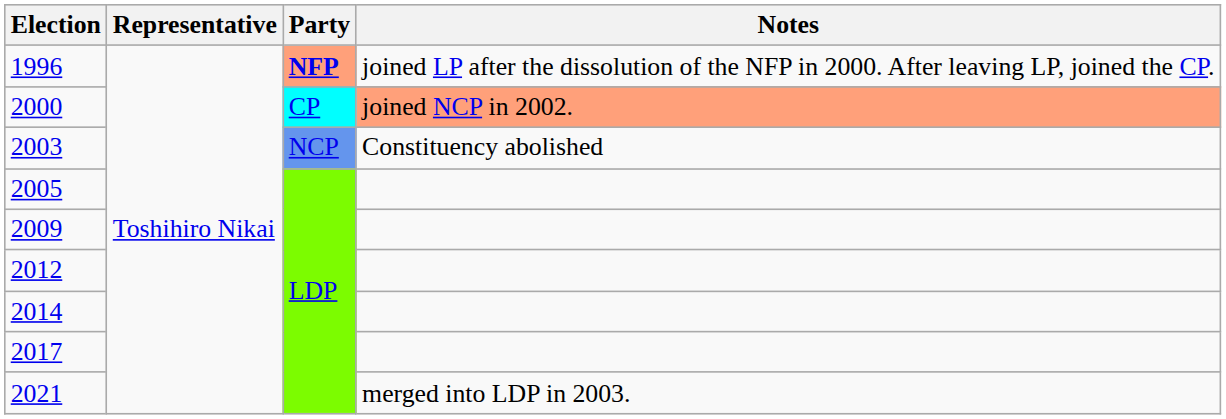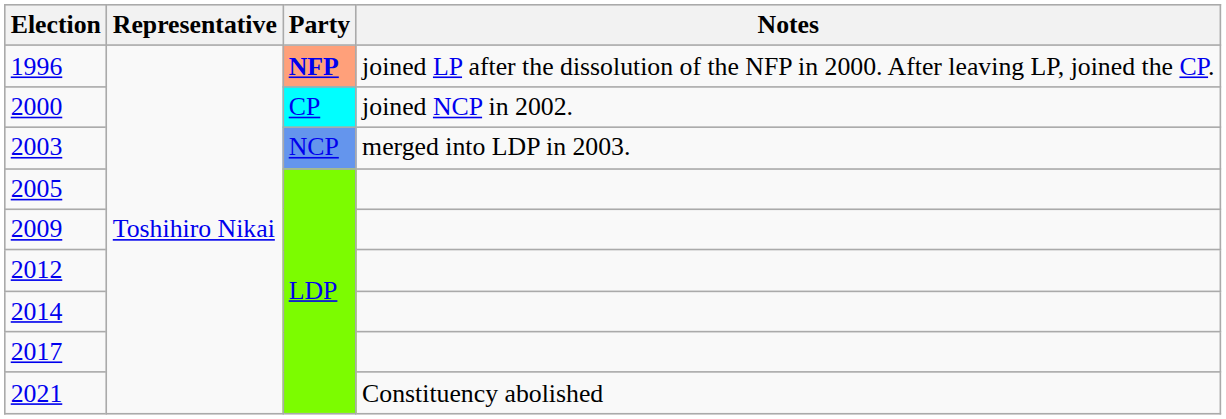(468, 106) lightsalmon background -> (468, 106) no background
(483, 147) Constituency abolished -> (496, 147) merged into LDP in 2003.
(496, 392) merged into LDP in 2003. -> (483, 392) Constituency abolished
